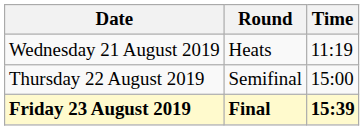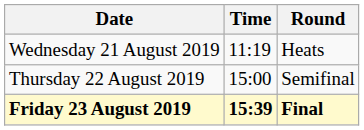columns swapped: (333, 19) <-> (265, 19)
